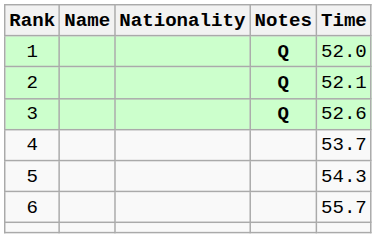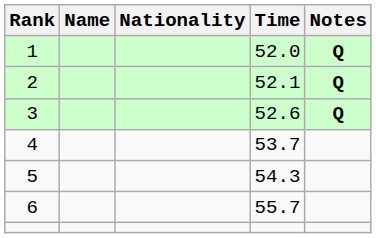columns swapped: (344, 20) <-> (283, 20)
